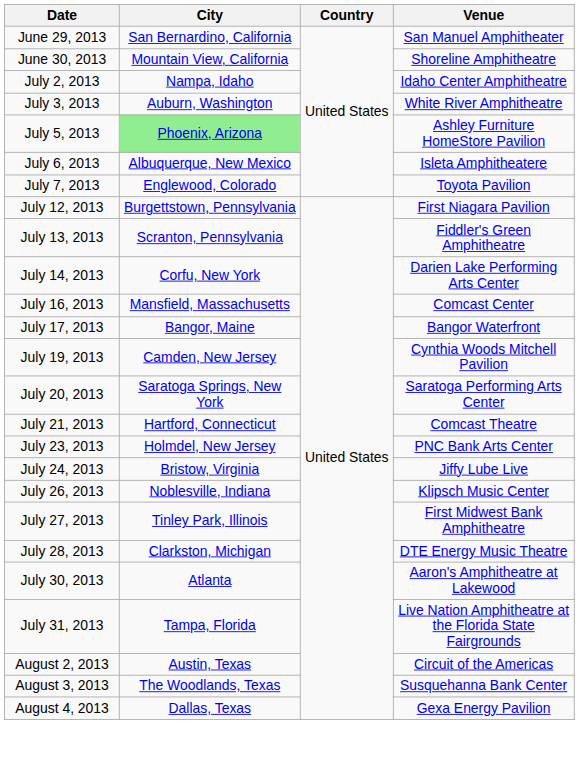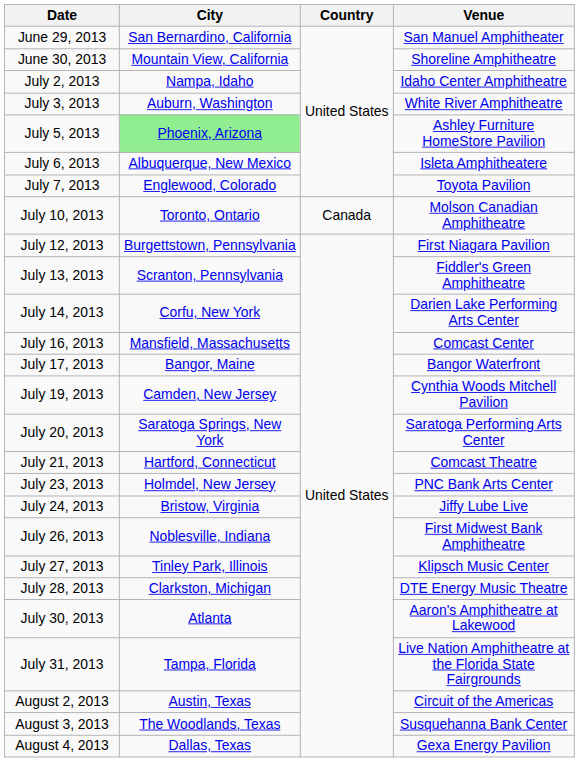+ row: (62, 215)
(484, 491) Klipsch Music Center -> (484, 536) First Midwest Bank Amphitheatre
(484, 521) First Midwest Bank Amphitheatre -> (484, 566) Klipsch Music Center
